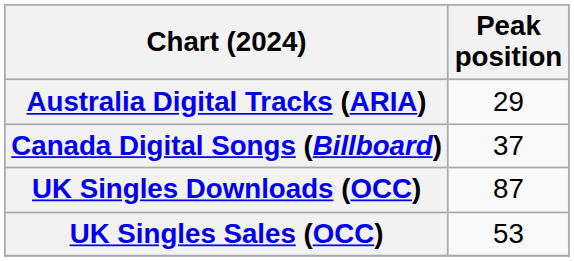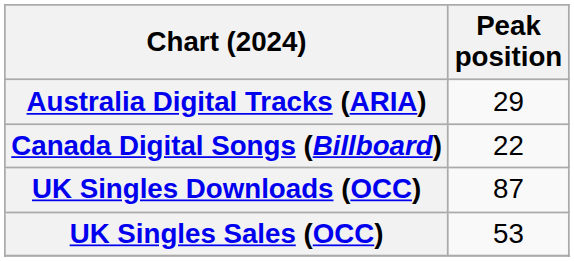(508, 145) 37 -> (508, 145) 22
